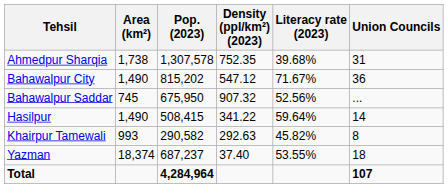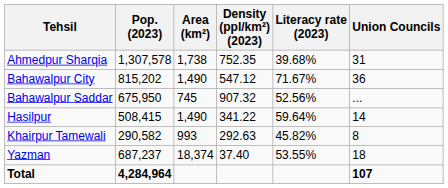columns swapped: (136, 27) <-> (187, 27)
